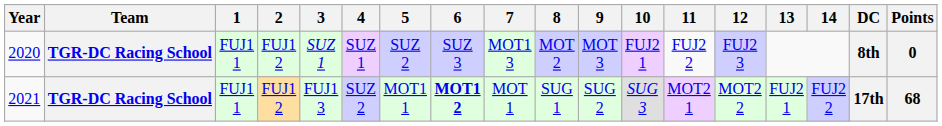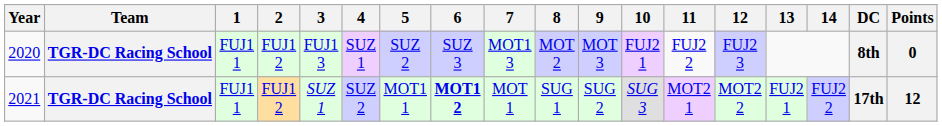(321, 53) SUZ 1 -> (321, 53) FUJ1 3
(321, 99) FUJ1 3 -> (321, 99) SUZ 1
(912, 99) 68 -> (912, 99) 12
